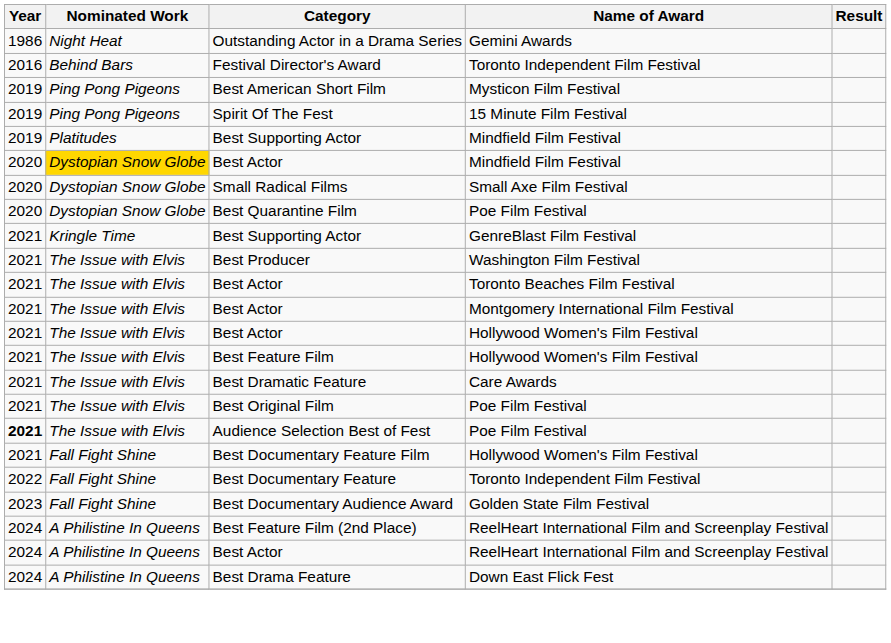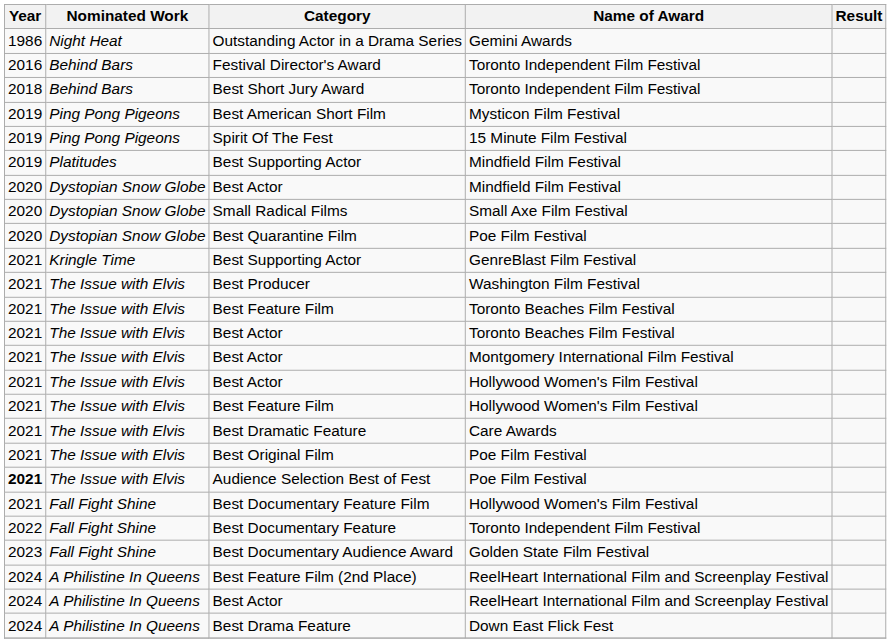+ row: (288, 89)
(127, 162) gold background -> (127, 187) no background
+ row: (273, 308)
